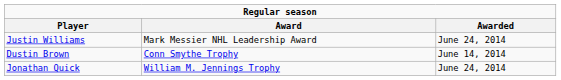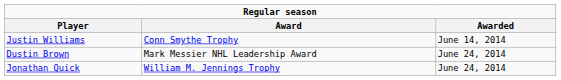(230, 40) Mark Messier NHL Leadership Award -> (191, 40) Conn Smythe Trophy
(472, 40) June 24, 2014 -> (472, 40) June 14, 2014
(191, 54) Conn Smythe Trophy -> (230, 54) Mark Messier NHL Leadership Award
(472, 54) June 14, 2014 -> (472, 54) June 24, 2014
